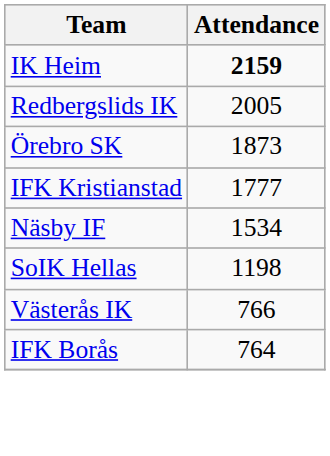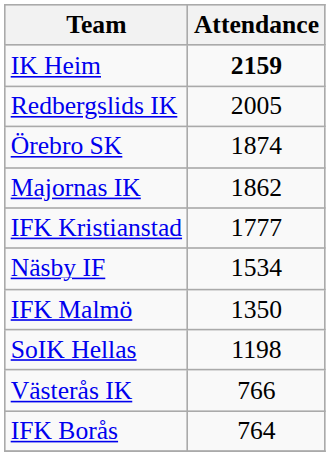(256, 146) 1873 -> (256, 146) 1874
+ row: (76, 187)
+ row: (72, 308)
